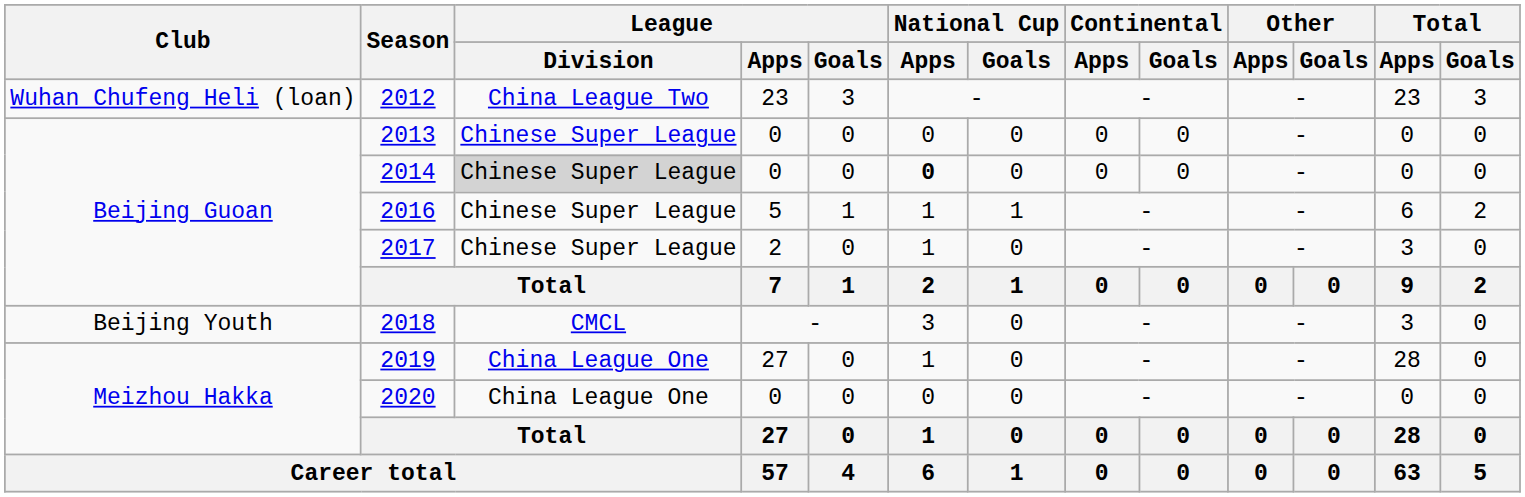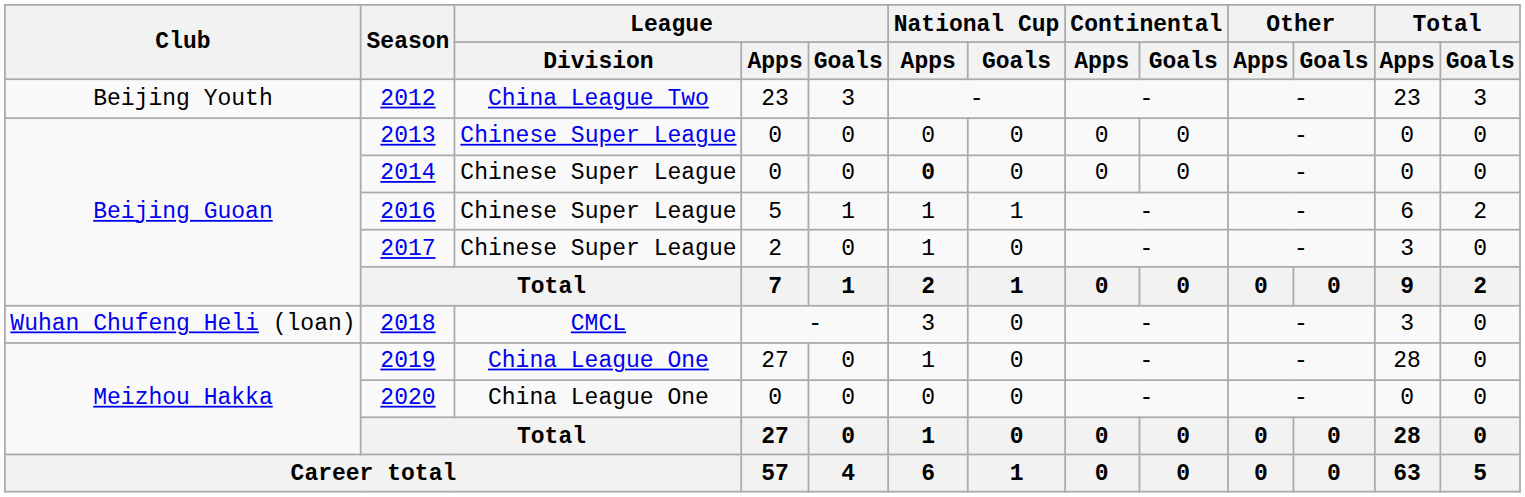(183, 99) Wuhan Chufeng Heli (loan) -> (183, 99) Beijing Youth
(598, 174) lightgrey background -> (598, 174) no background
(183, 324) Beijing Youth -> (183, 324) Wuhan Chufeng Heli (loan)
